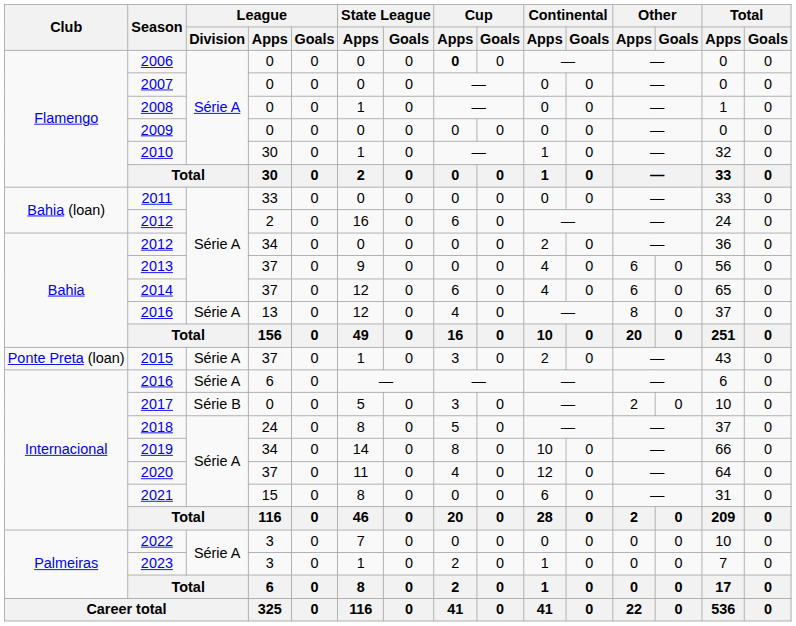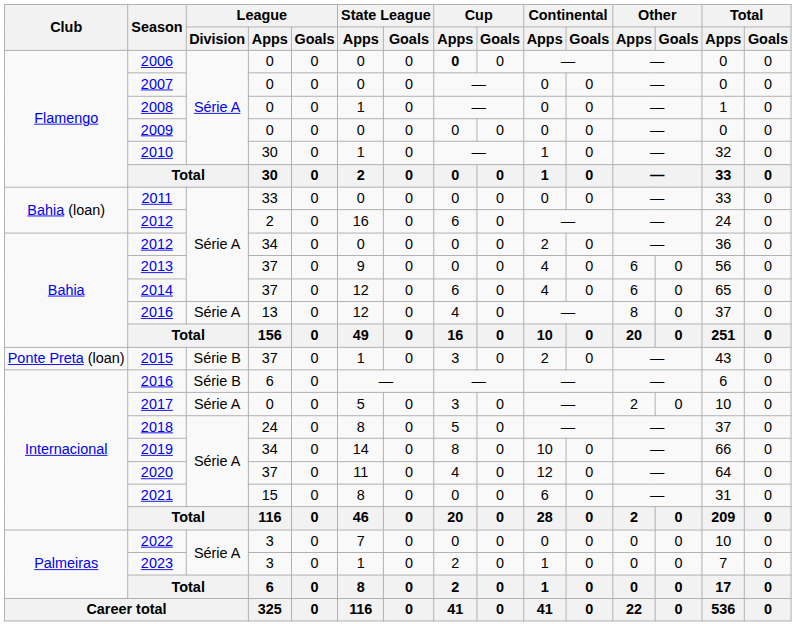(217, 358) Série A -> (217, 358) Série B
(217, 381) Série A -> (217, 381) Série B
(217, 404) Série B -> (217, 404) Série A
